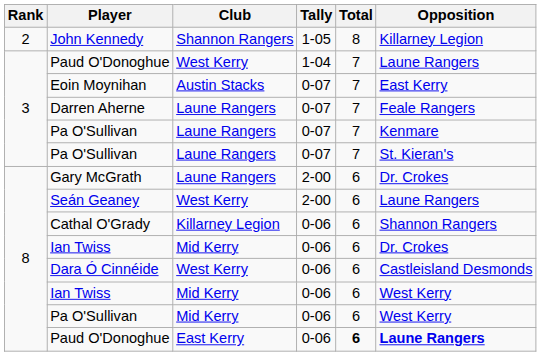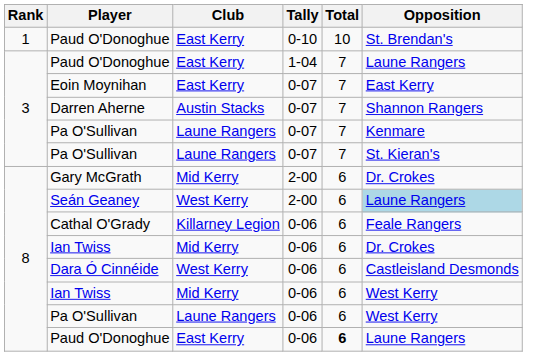+ row: (110, 39)
- row: (97, 39)
(212, 62) West Kerry -> (210, 62) East Kerry
(220, 85) Austin Stacks -> (210, 85) East Kerry
(226, 108) Laune Rangers -> (220, 108) Austin Stacks
(427, 108) Feale Rangers -> (424, 108) Shannon Rangers
(226, 177) Laune Rangers -> (207, 177) Mid Kerry
(429, 200) no background -> (416, 200) lightblue background
(438, 223) Shannon Rangers -> (413, 223) Feale Rangers
(207, 316) Mid Kerry -> (226, 316) Laune Rangers
(432, 339) bold -> (416, 339) normal
